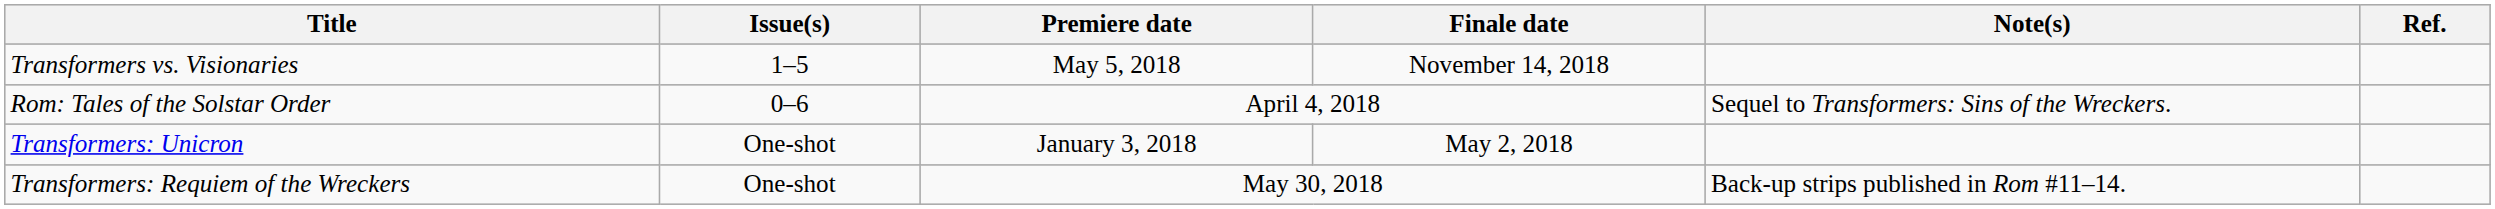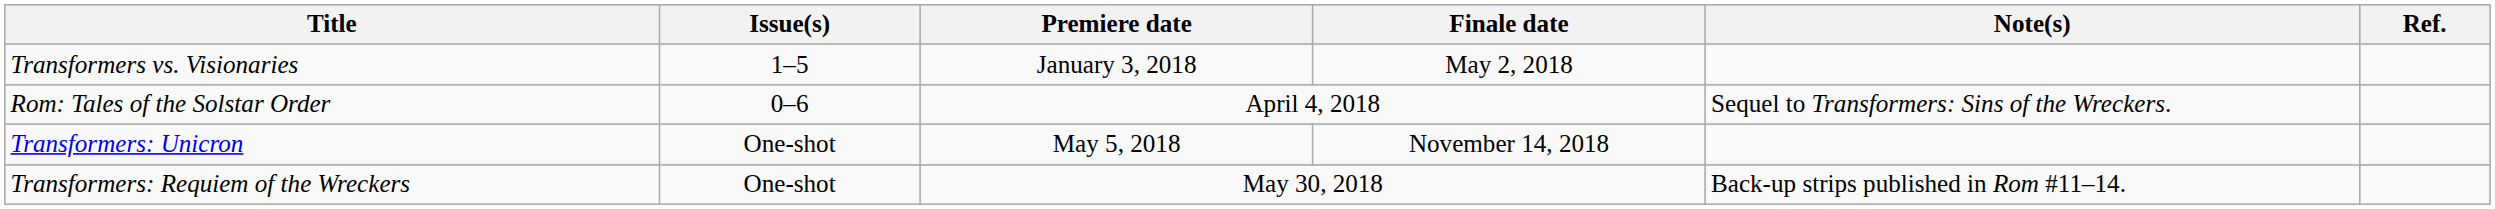(1117, 64) May 5, 2018 -> (1117, 64) January 3, 2018
(1509, 64) November 14, 2018 -> (1509, 64) May 2, 2018
(1117, 143) January 3, 2018 -> (1117, 143) May 5, 2018
(1509, 143) May 2, 2018 -> (1509, 143) November 14, 2018
